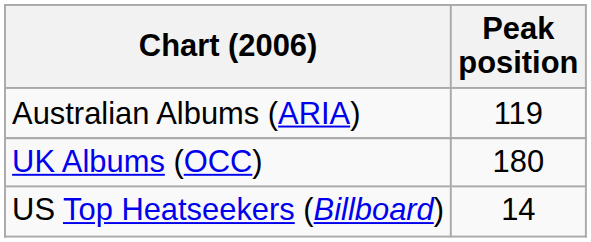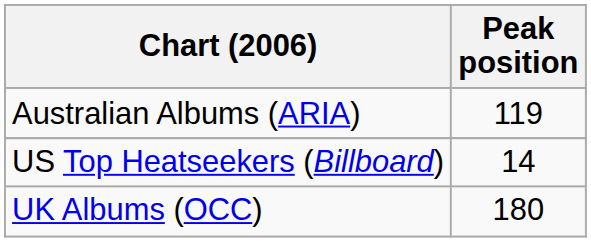rows swapped: (137, 161) <-> (228, 210)
